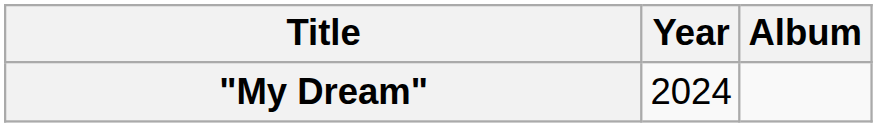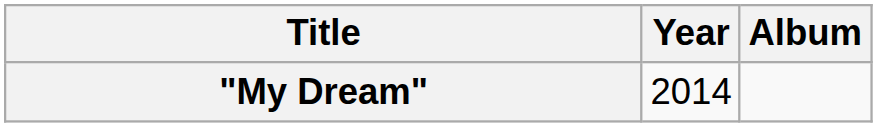(691, 91) 2024 -> (691, 91) 2014
